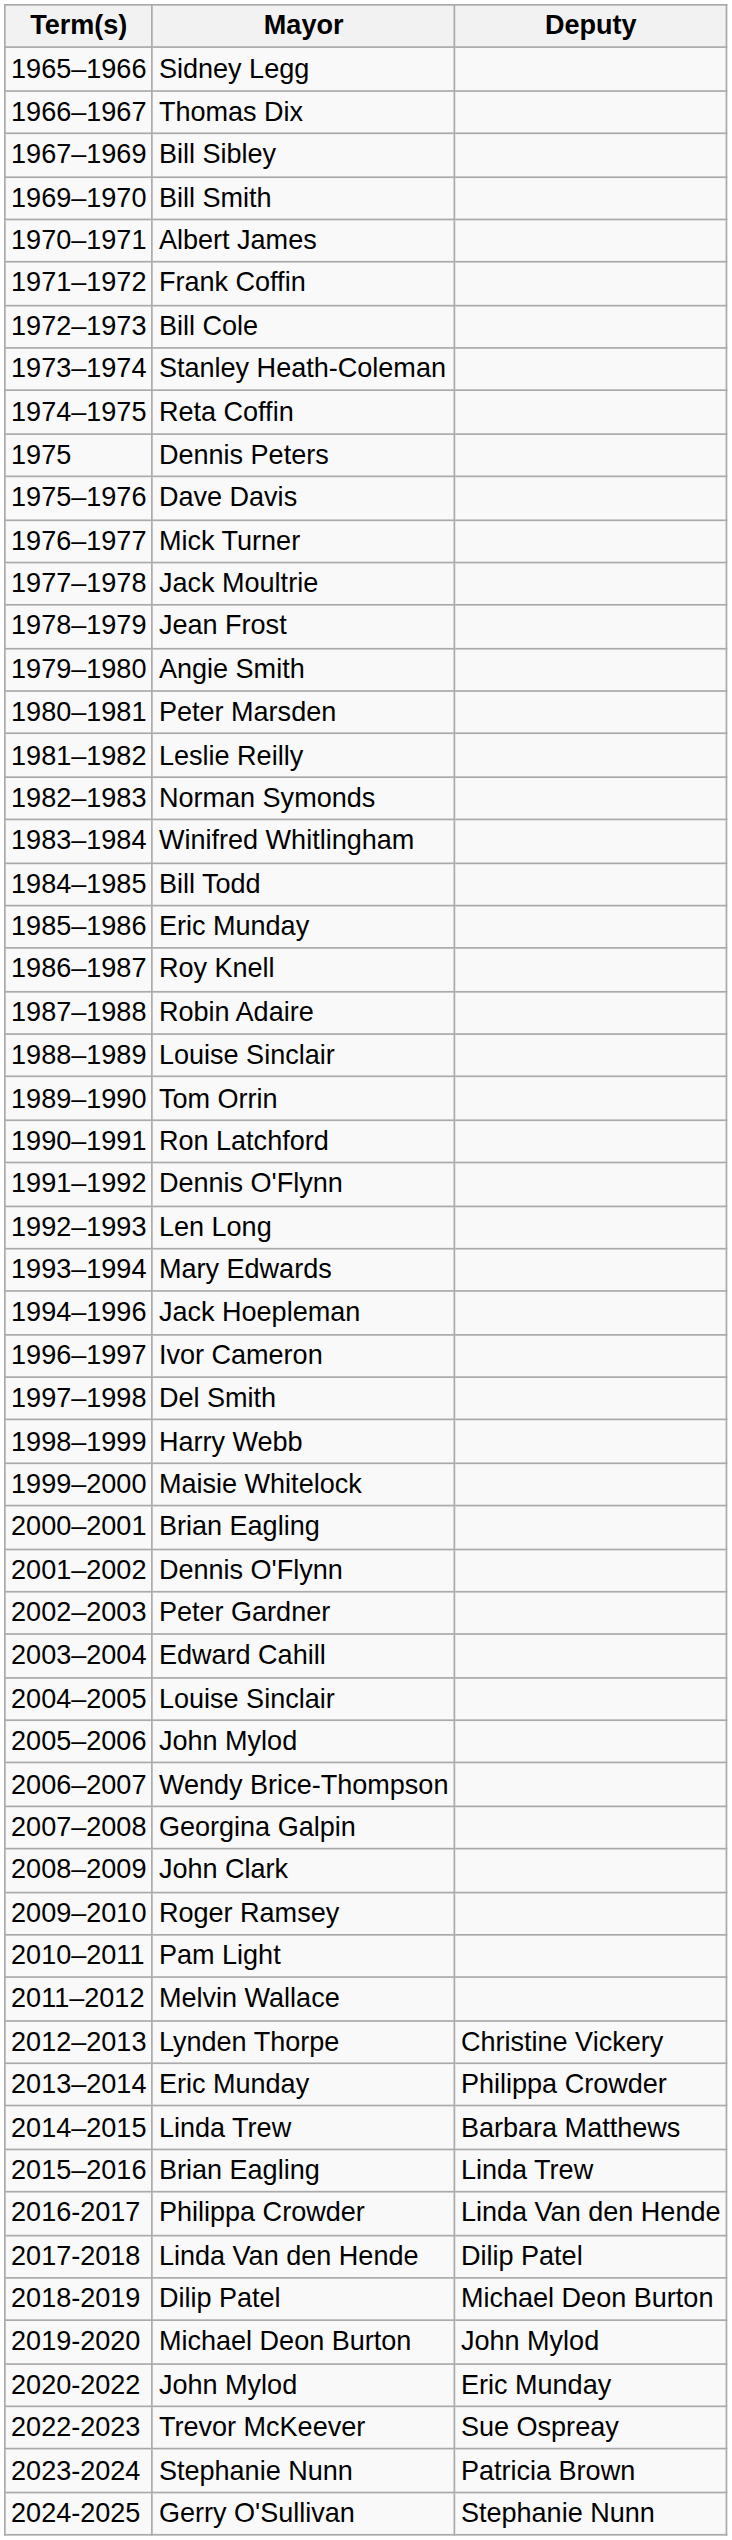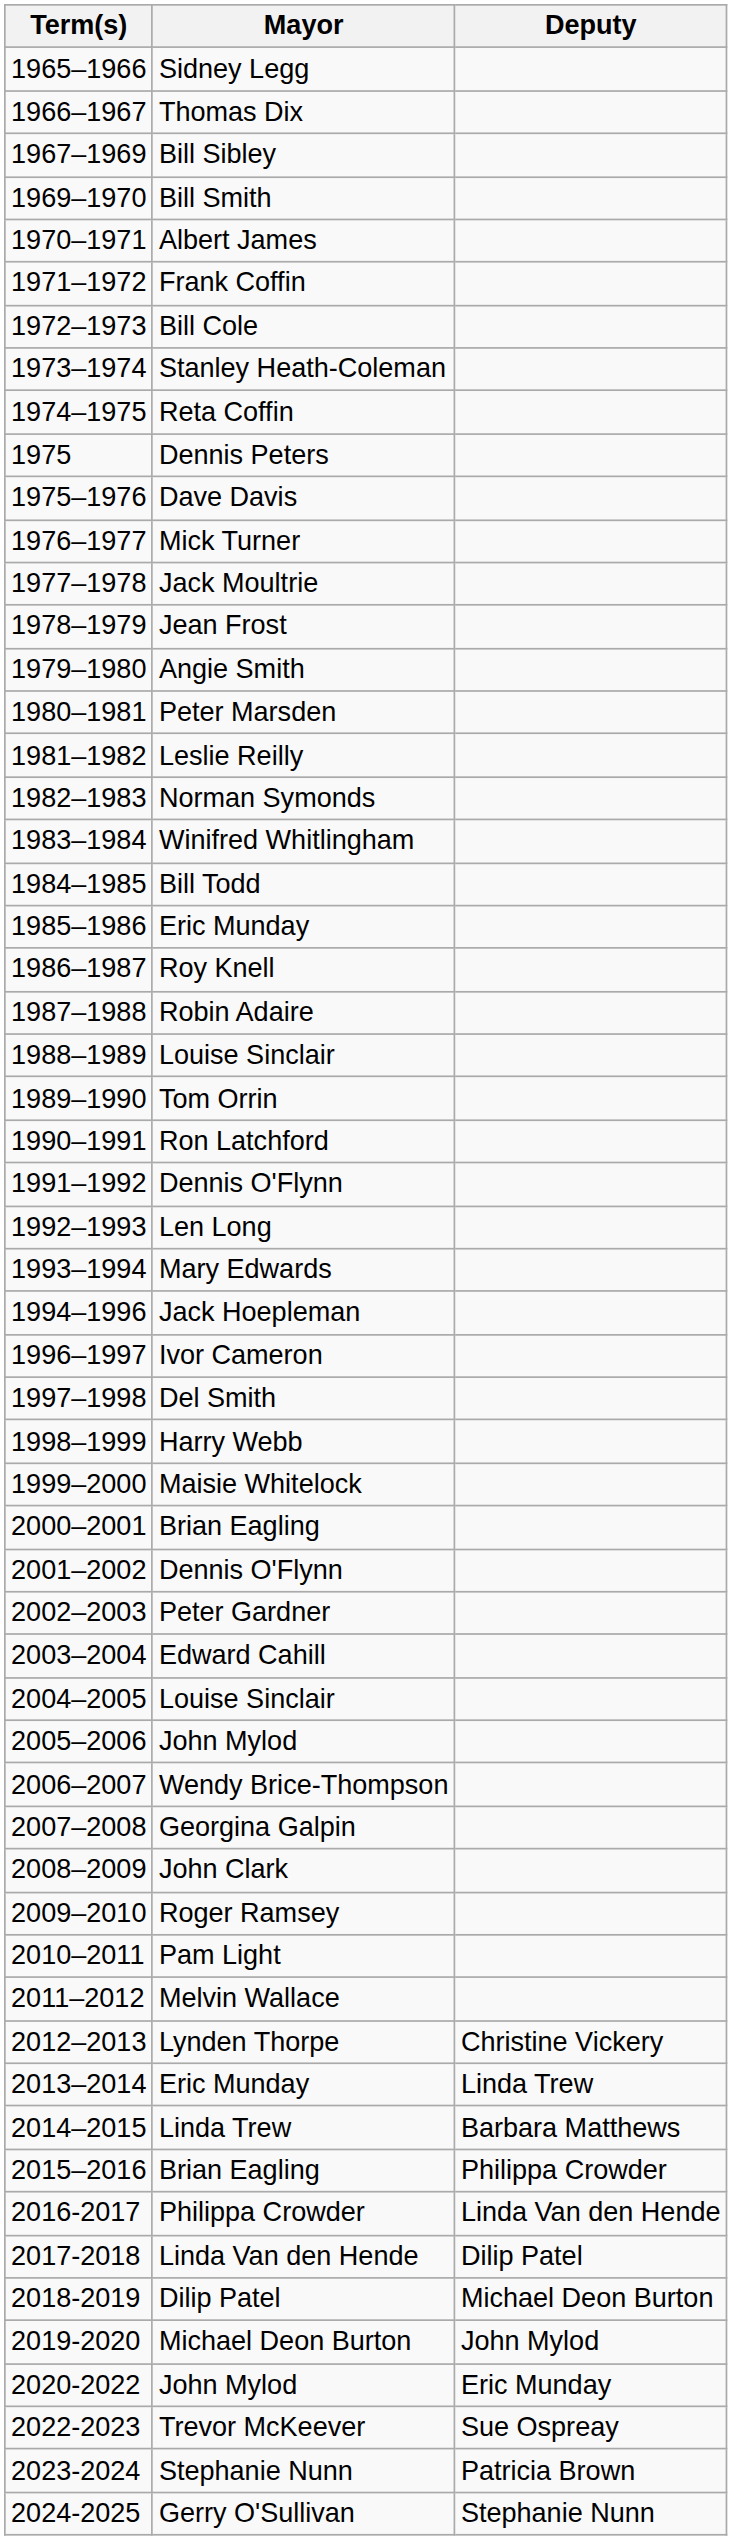(564, 2084) Philippa Crowder -> (527, 2084) Linda Trew
(527, 2170) Linda Trew -> (564, 2170) Philippa Crowder
